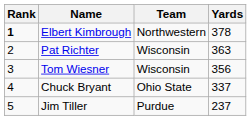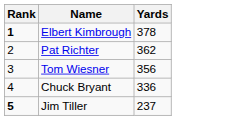- column: (171, 14)
(221, 51) 363 -> (146, 51) 362
(221, 88) 337 -> (146, 88) 336
(10, 106) normal -> (10, 106) bold
